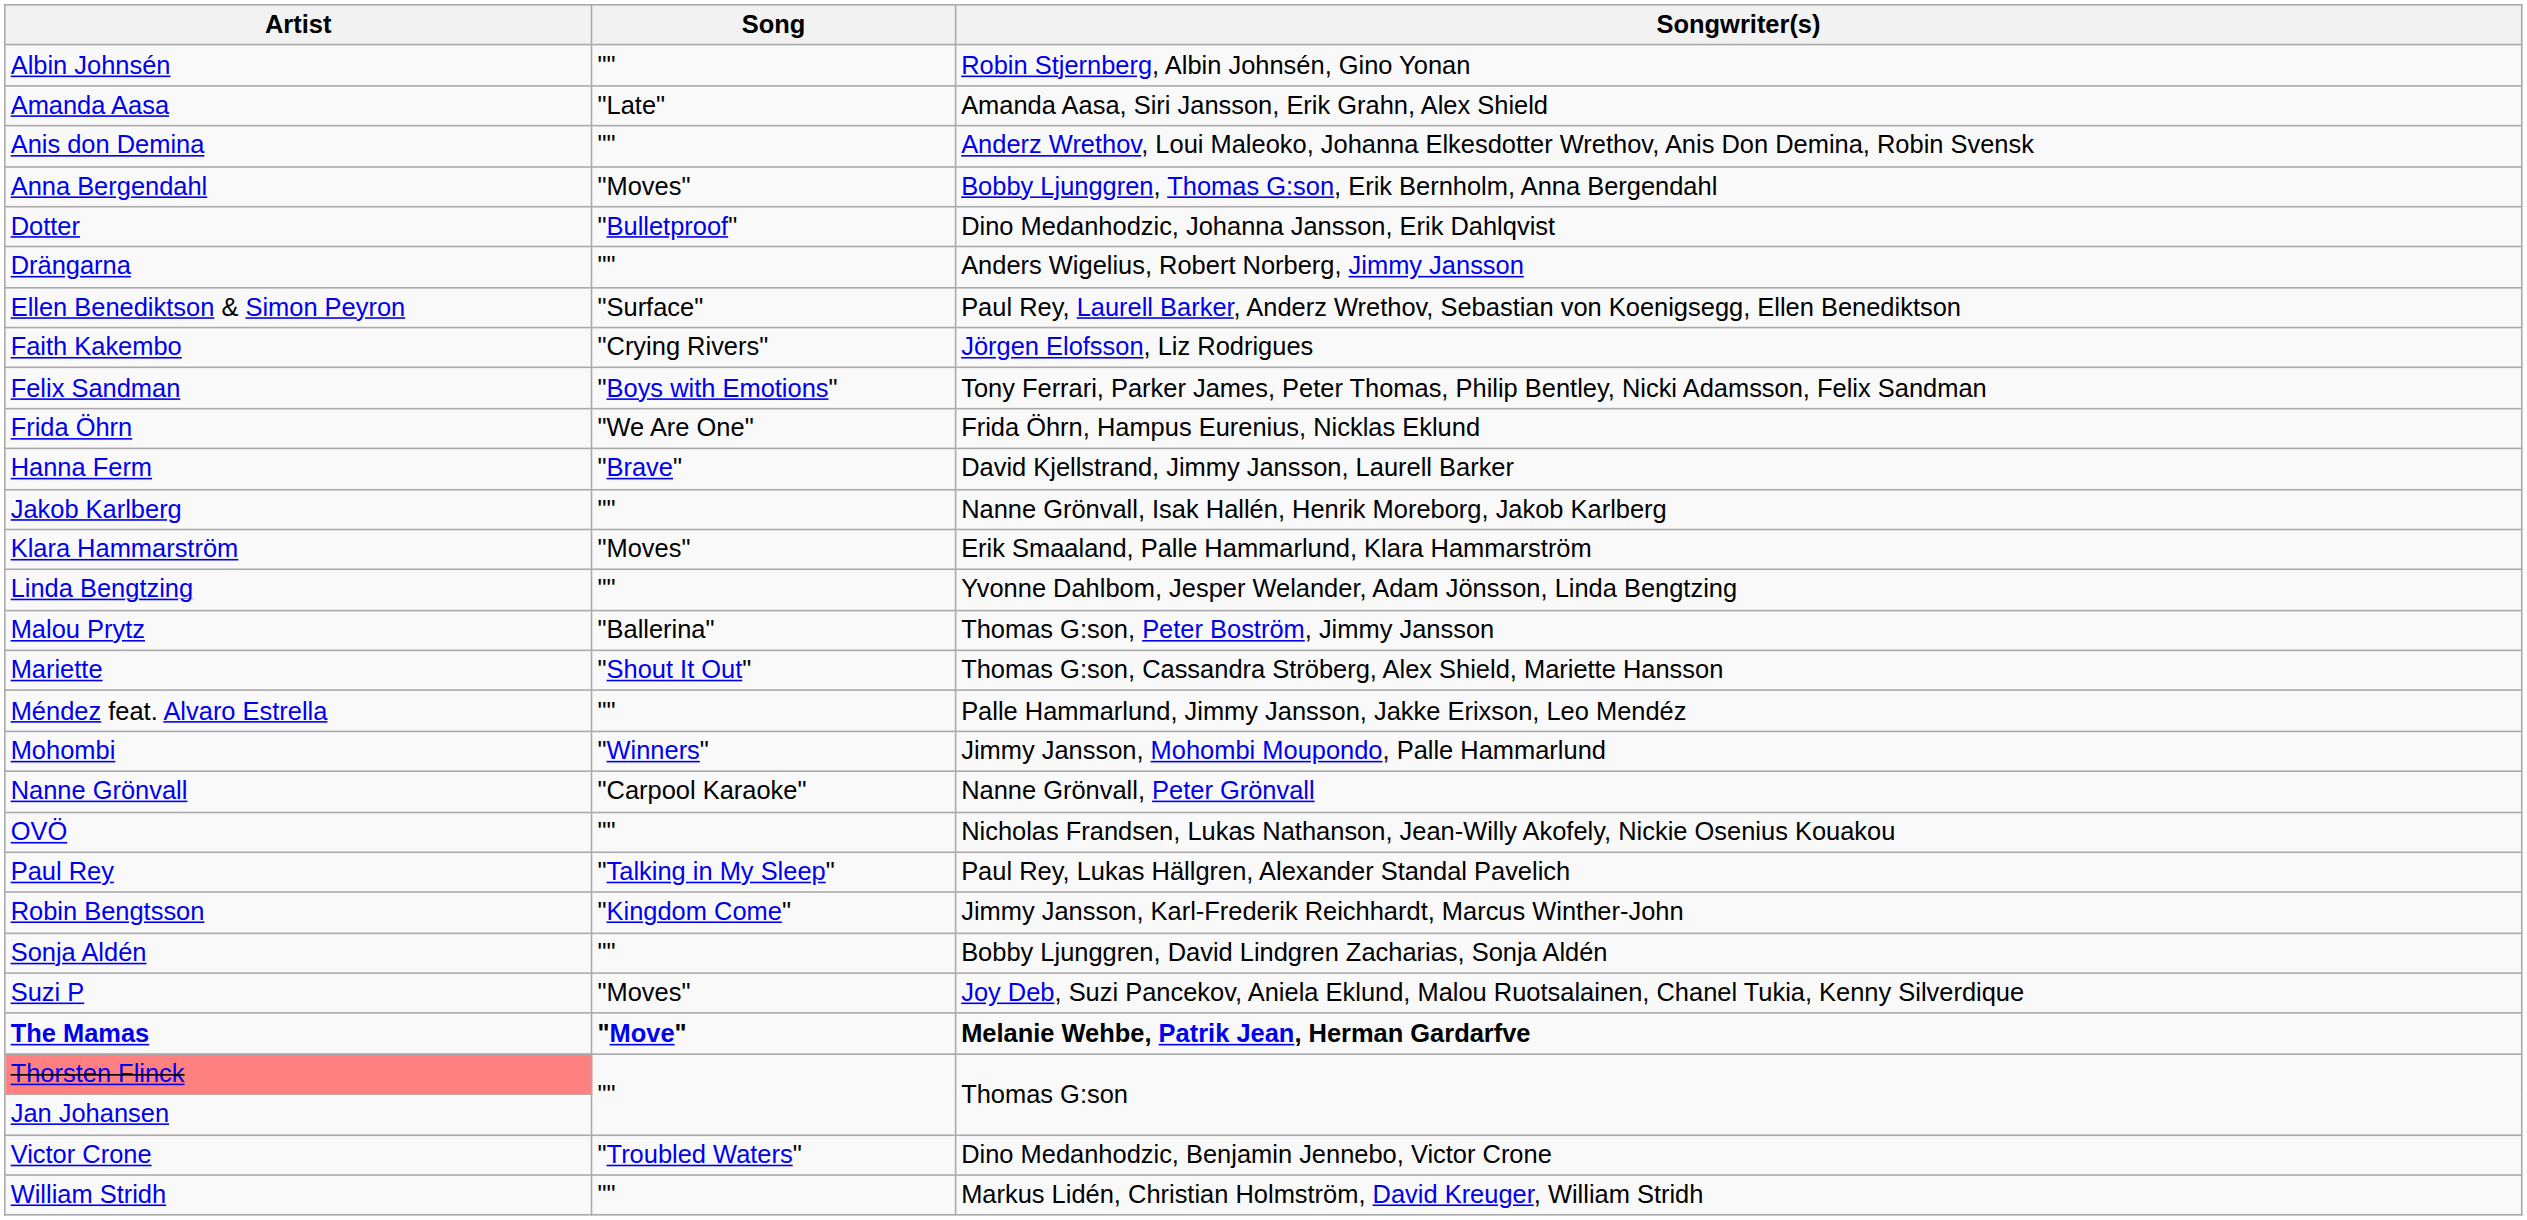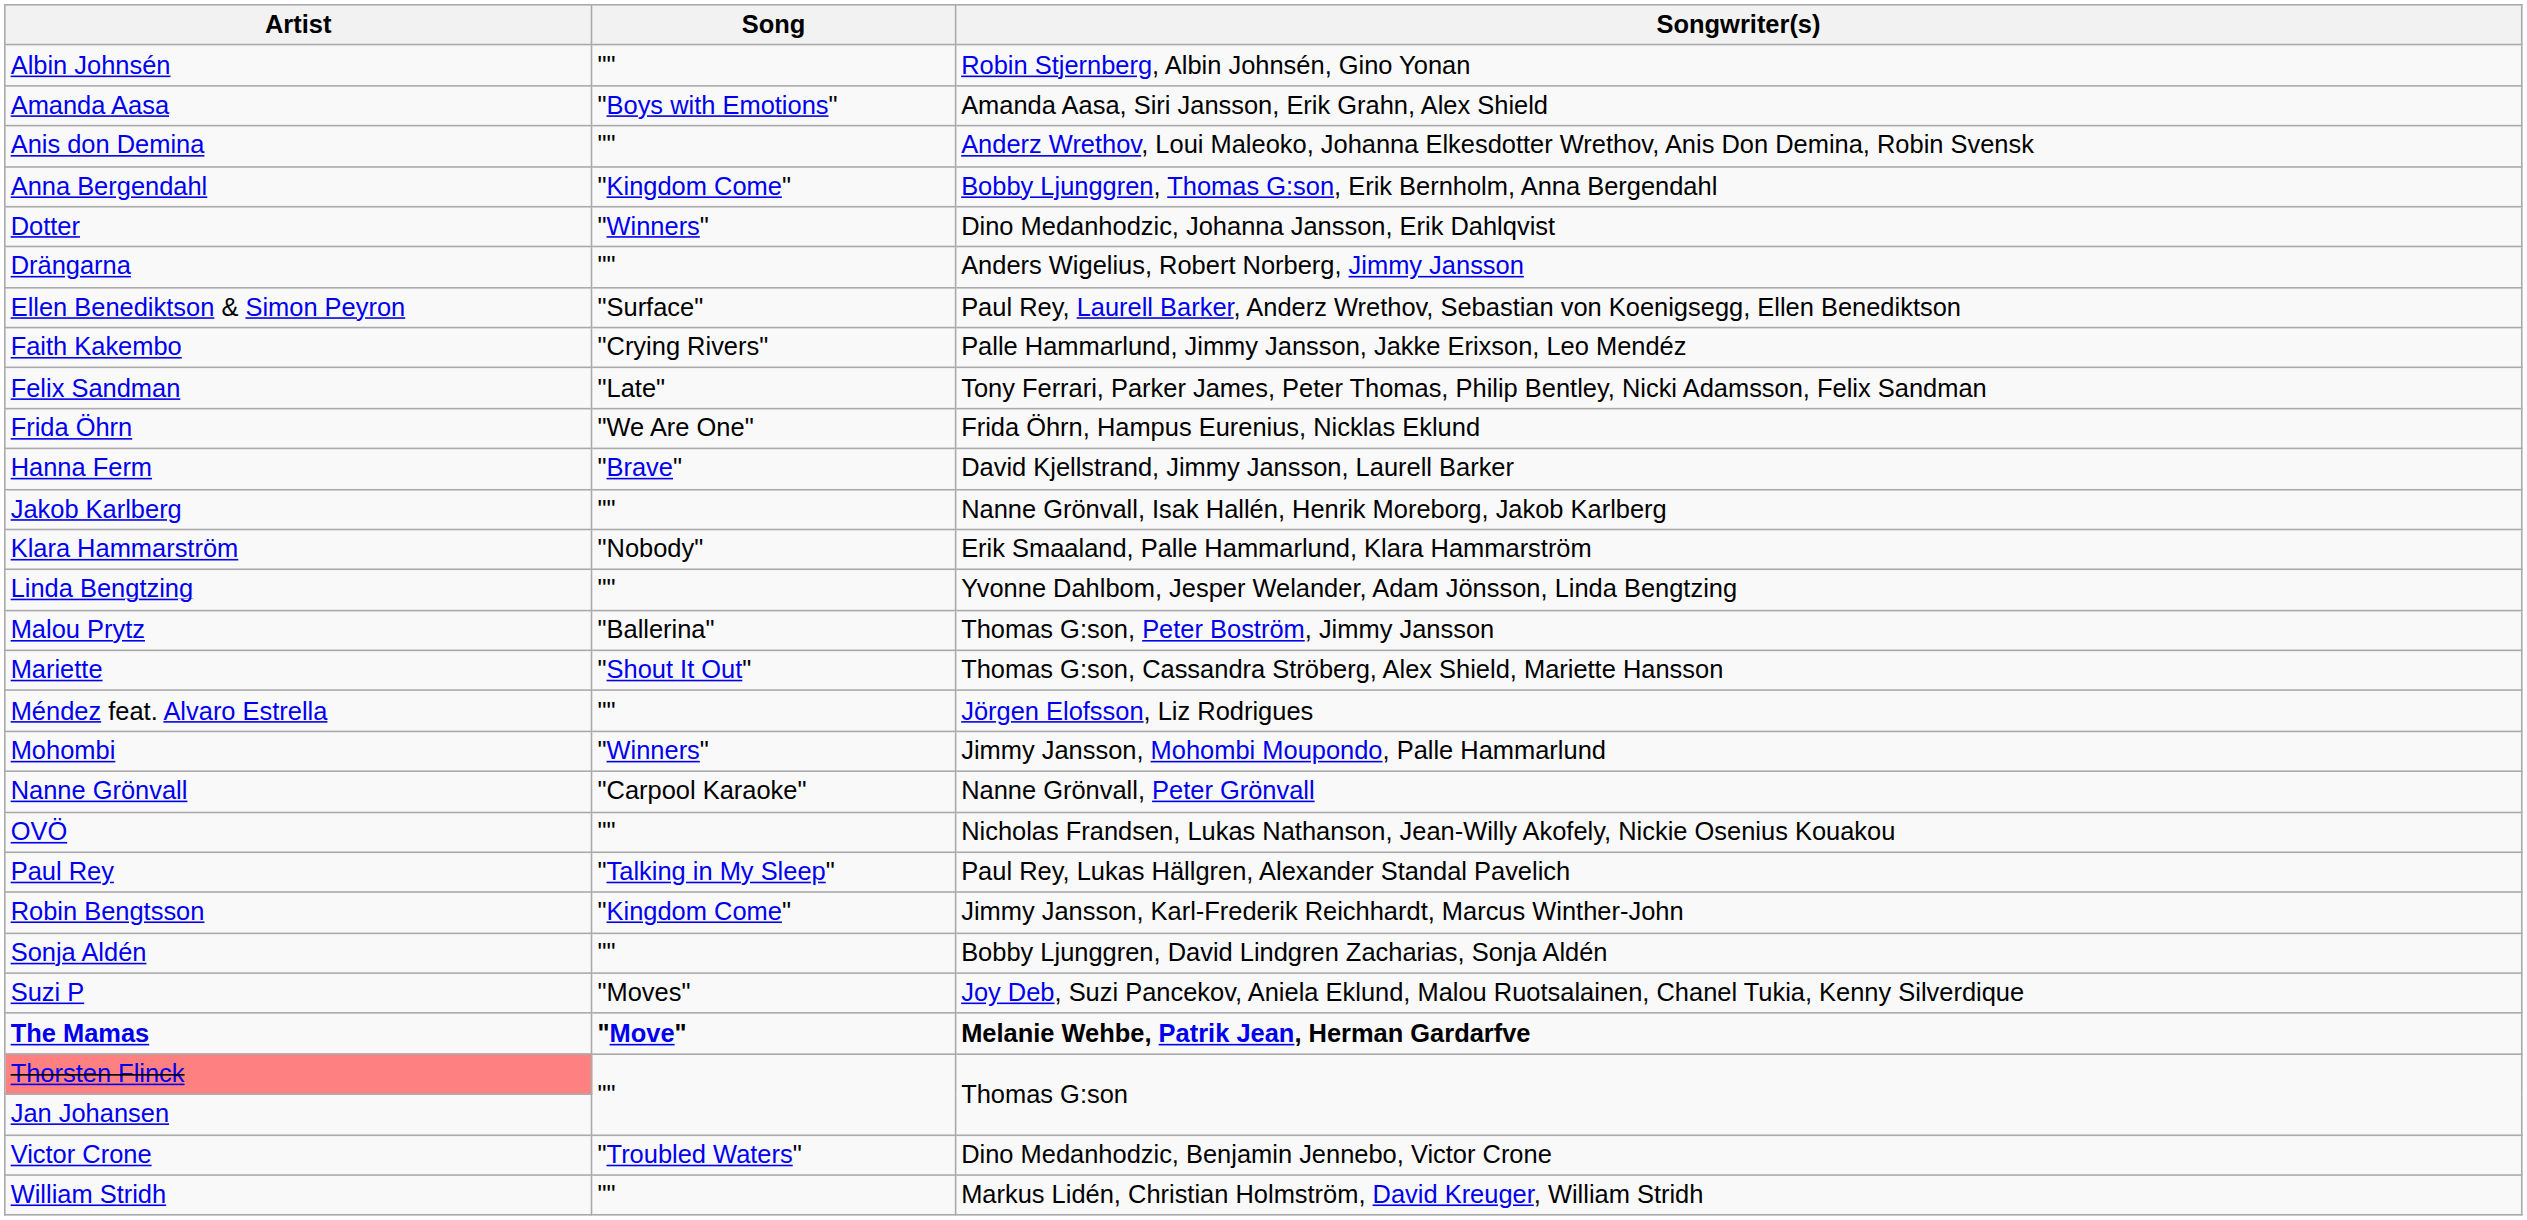(631, 105) "Late" -> (718, 105) "Boys with Emotions"
(644, 186) "Moves" -> (694, 186) "Kingdom Come"
(667, 226) "Bulletproof" -> (653, 226) "Winners"
(1137, 347) Jörgen Elofsson, Liz Rodrigues -> (1324, 347) Palle Hammarlund, Jimmy Jansson, Jakke Erixson, Leo Mendéz
(718, 387) "Boys with Emotions" -> (631, 387) "Late"
(644, 549) "Moves" -> (650, 549) "Nobody"
(1324, 710) Palle Hammarlund, Jimmy Jansson, Jakke Erixson, Leo Mendéz -> (1137, 710) Jörgen Elofsson, Liz Rodrigues
